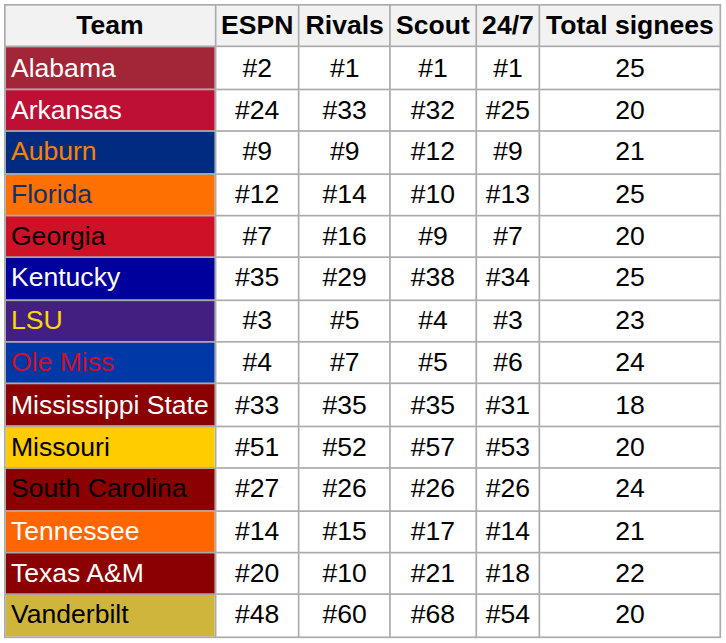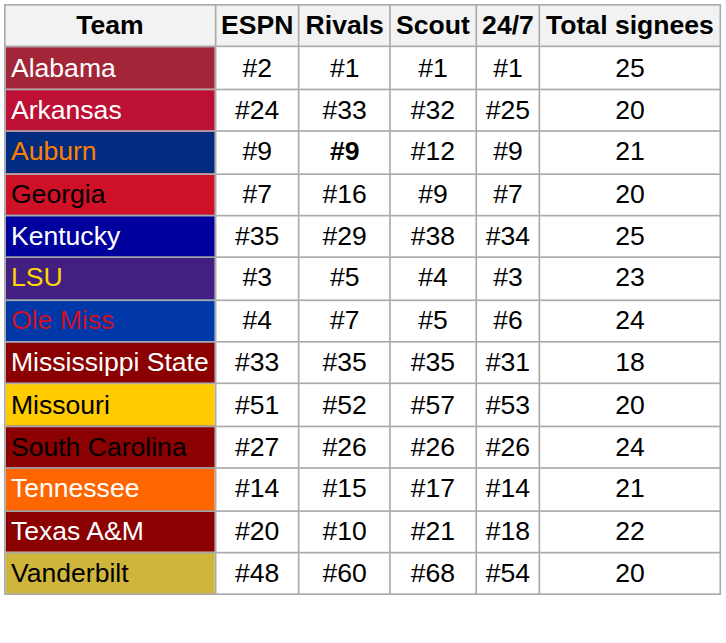(345, 151) normal -> (345, 151) bold
- row: (52, 194)
